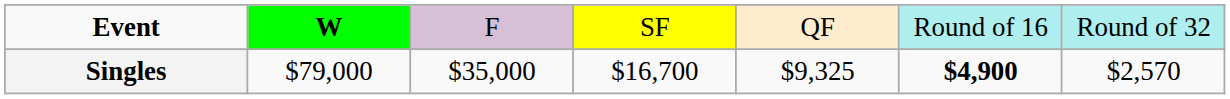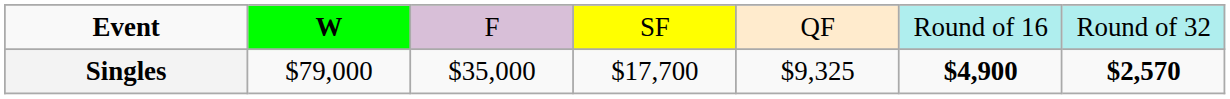(655, 71) $16,700 -> (655, 71) $17,700
(1144, 71) normal -> (1144, 71) bold
